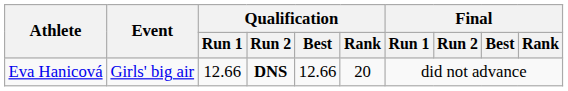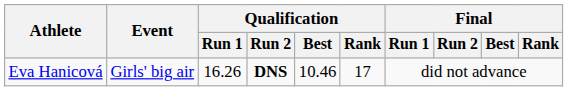(222, 72) 12.66 -> (222, 72) 16.26
(318, 72) 12.66 -> (318, 72) 10.46
(363, 72) 20 -> (363, 72) 17
